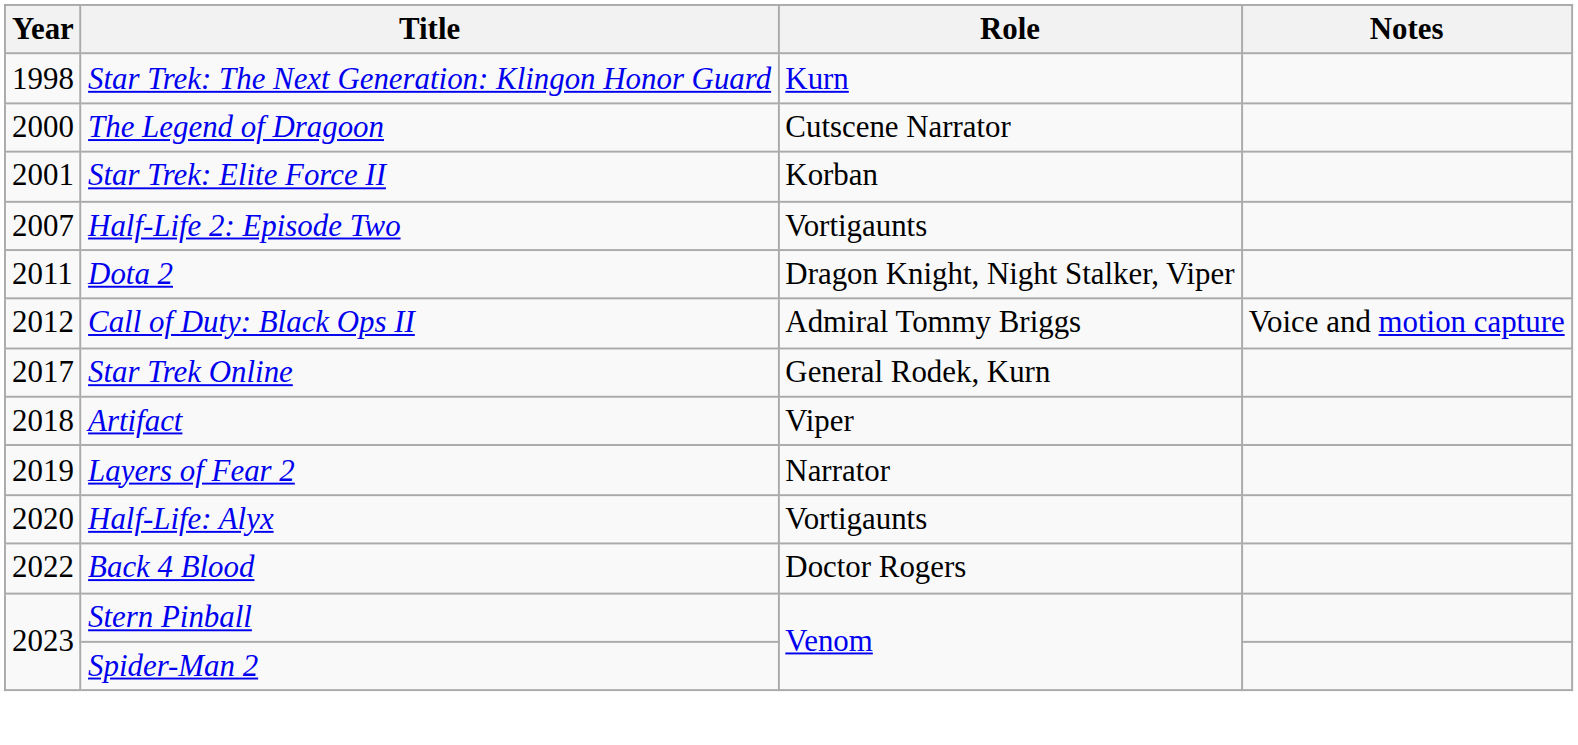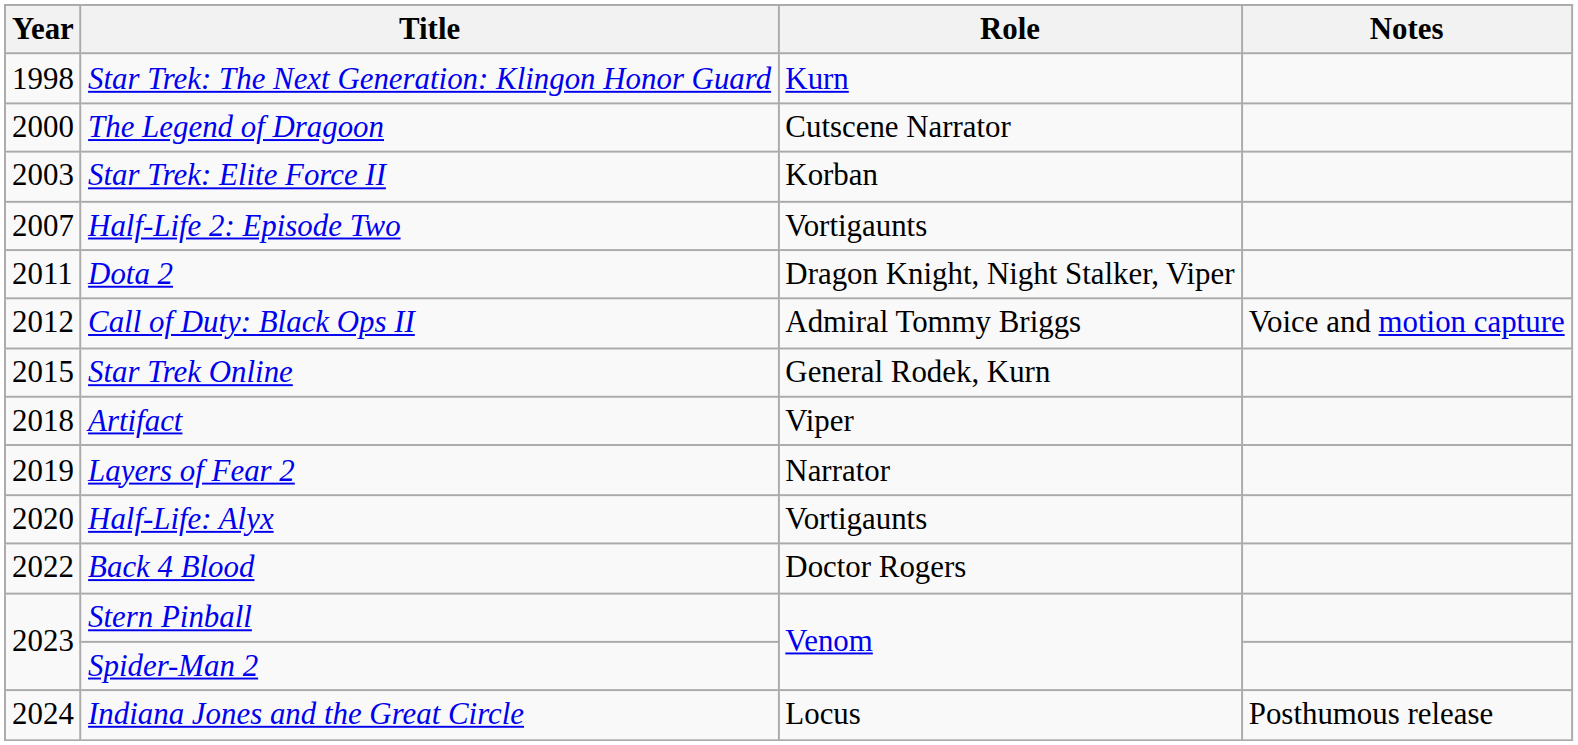(43, 175) 2001 -> (43, 175) 2003
(43, 371) 2017 -> (43, 371) 2015
+ row: (306, 714)
